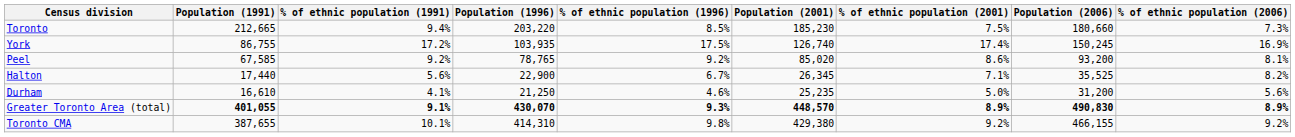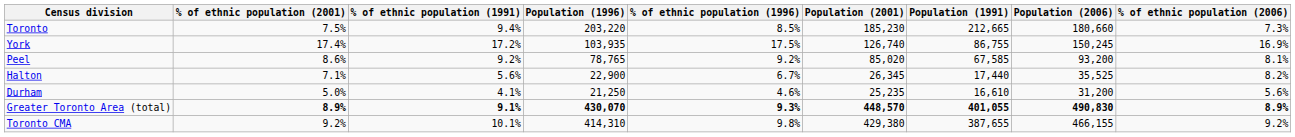columns swapped: (226, 12) <-> (924, 12)
